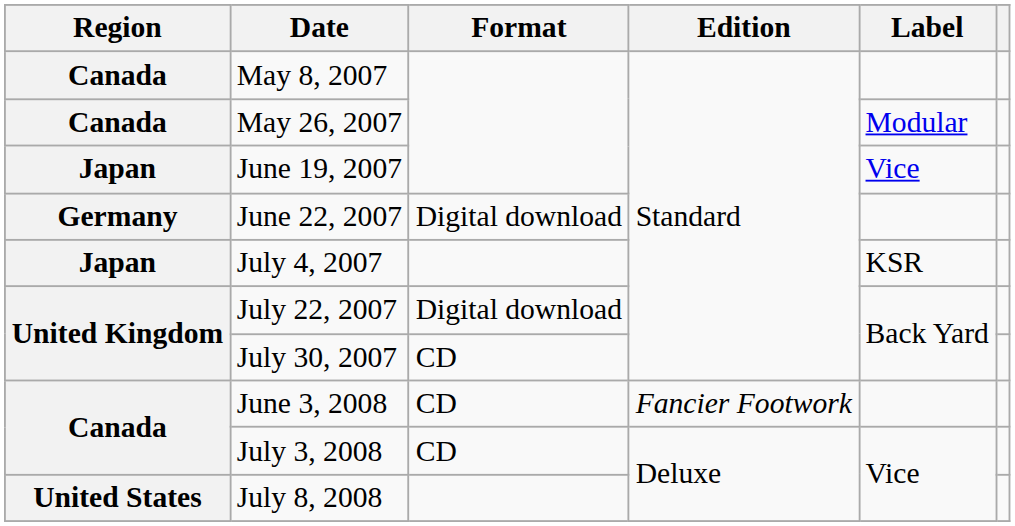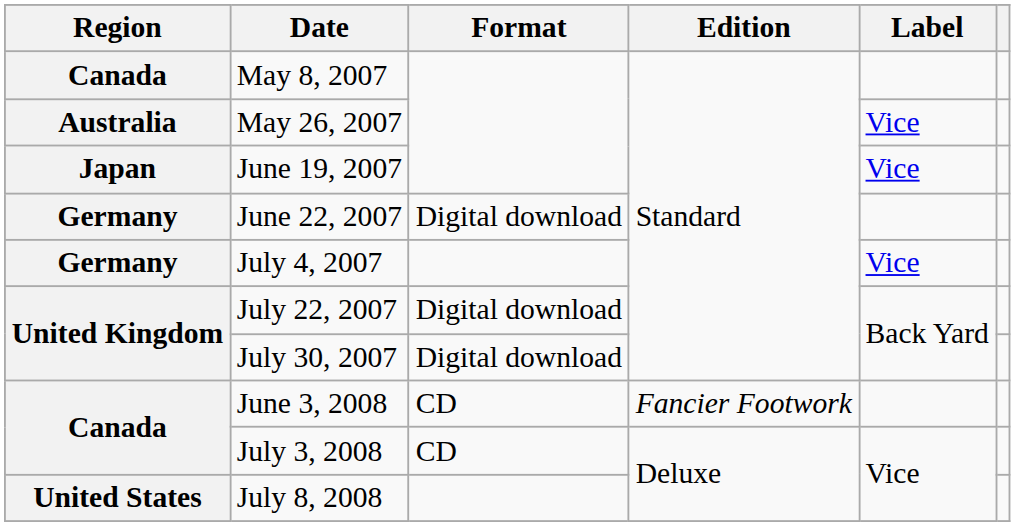(117, 121) Canada -> (117, 121) Australia
(916, 121) Modular -> (893, 121) Vice
(117, 262) Japan -> (117, 262) Germany
(894, 262) KSR -> (893, 262) Vice
(436, 356) CD -> (519, 356) Digital download
